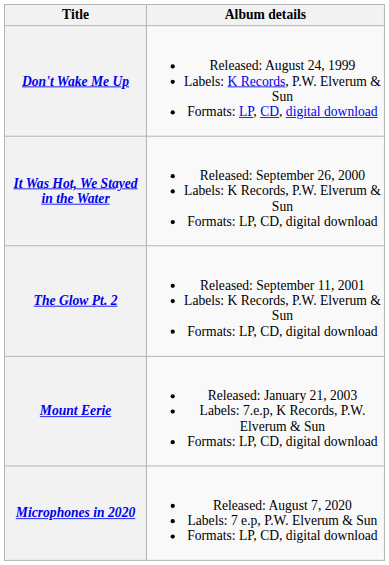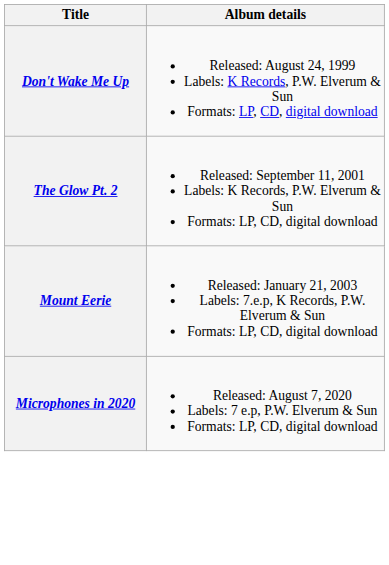- row: (76, 191)
